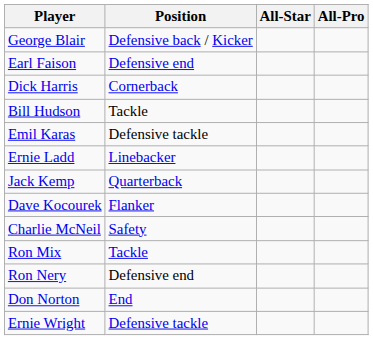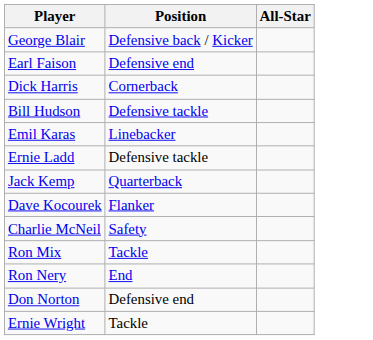- column: (341, 16)
(128, 110) Tackle -> (158, 110) Defensive tackle
(158, 134) Defensive tackle -> (142, 134) Linebacker
(142, 157) Linebacker -> (158, 157) Defensive tackle
(151, 275) Defensive end -> (121, 275) End
(121, 299) End -> (151, 299) Defensive end
(158, 323) Defensive tackle -> (128, 323) Tackle
